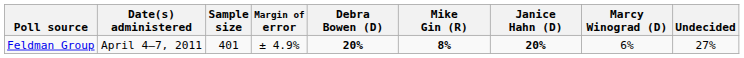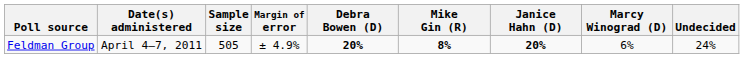(229, 45) 401 -> (229, 45) 505
(706, 45) 27% -> (706, 45) 24%
